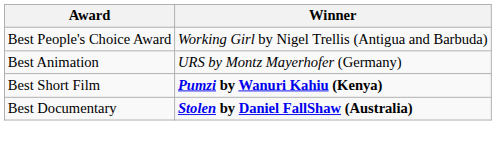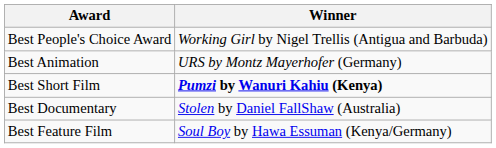(295, 108) bold -> (289, 108) normal
+ row: (60, 131)
